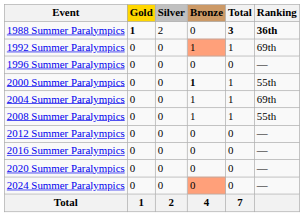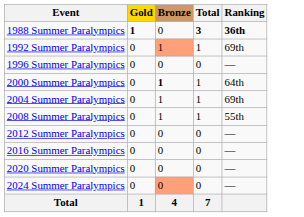- column: (171, 13)
(266, 82) 55th -> (234, 82) 64th
